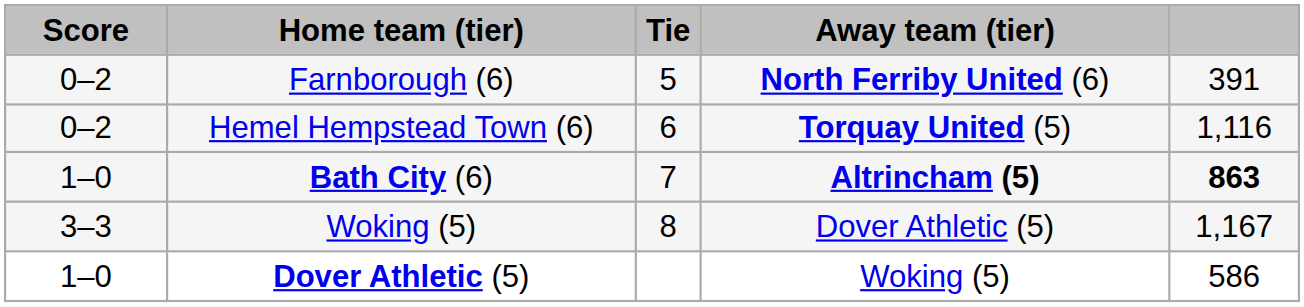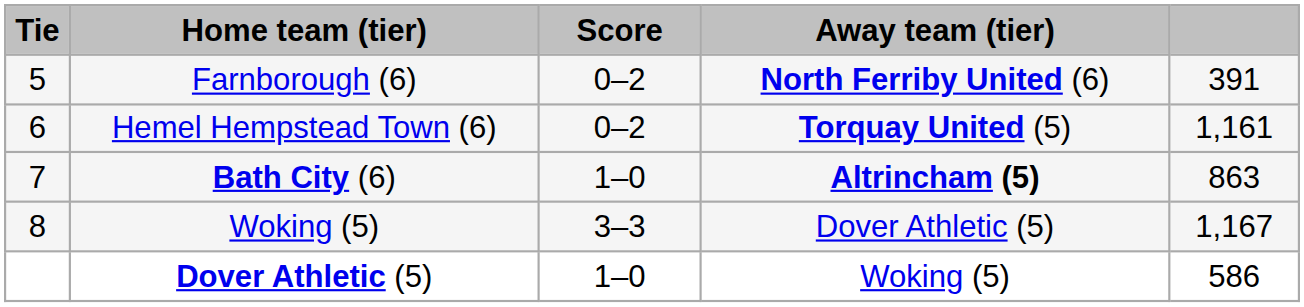columns swapped: (668, 30) <-> (86, 30)
(1234, 128) 1,116 -> (1234, 128) 1,161
(1234, 177) bold -> (1234, 177) normal
